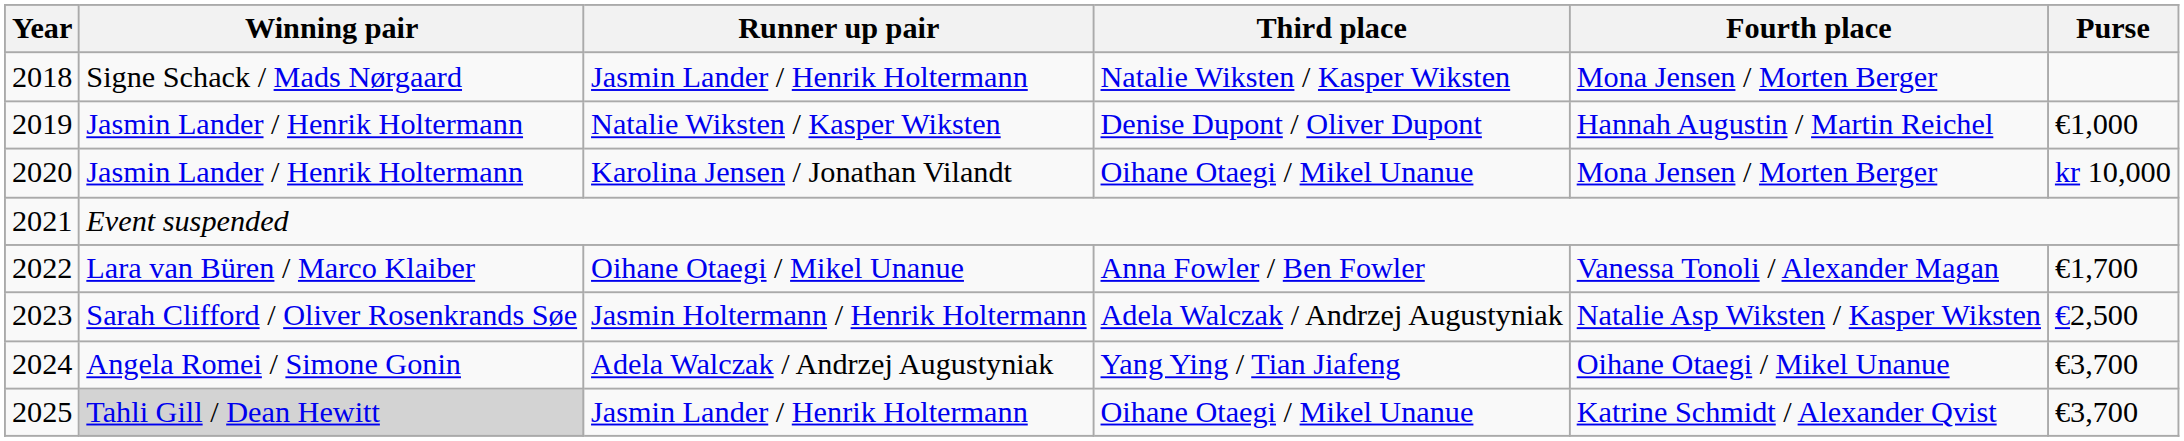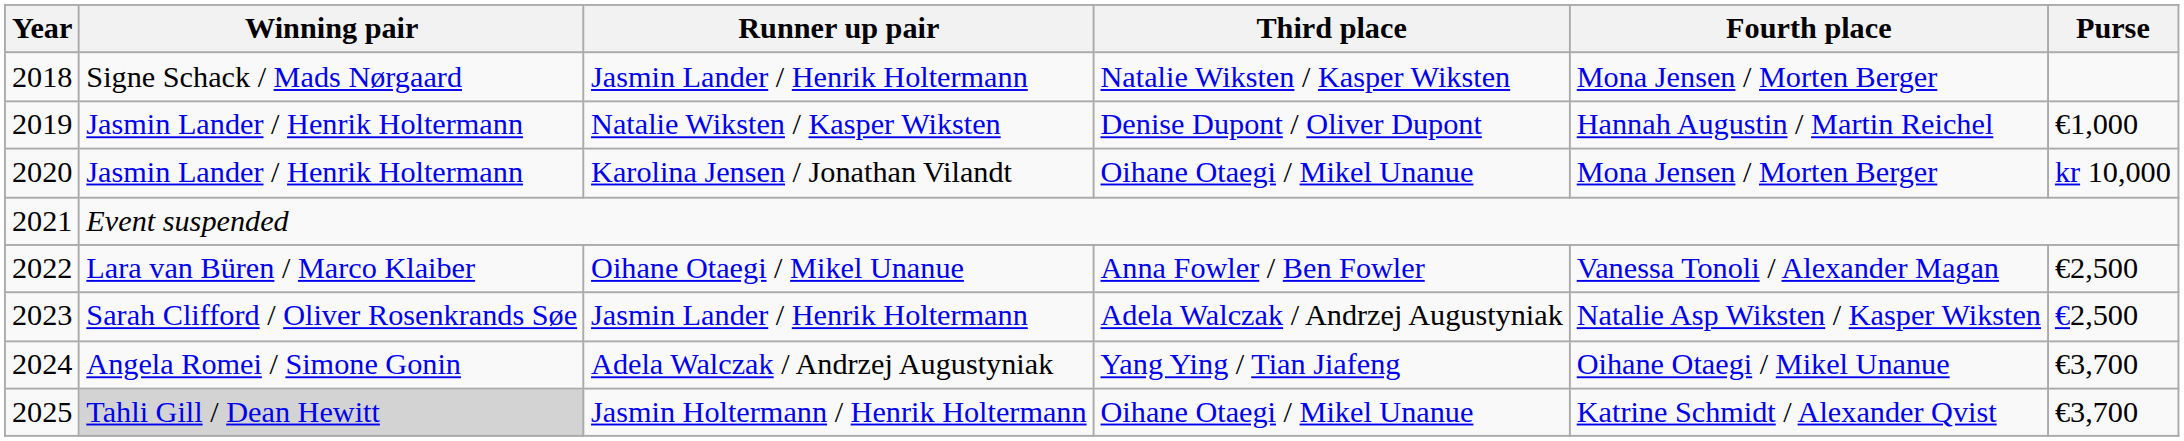(2096, 268) €1,700 -> (2096, 268) €2,500
(839, 316) Jasmin Holtermann / Henrik Holtermann -> (809, 316) Jasmin Lander / Henrik Holtermann
(809, 412) Jasmin Lander / Henrik Holtermann -> (839, 412) Jasmin Holtermann / Henrik Holtermann
